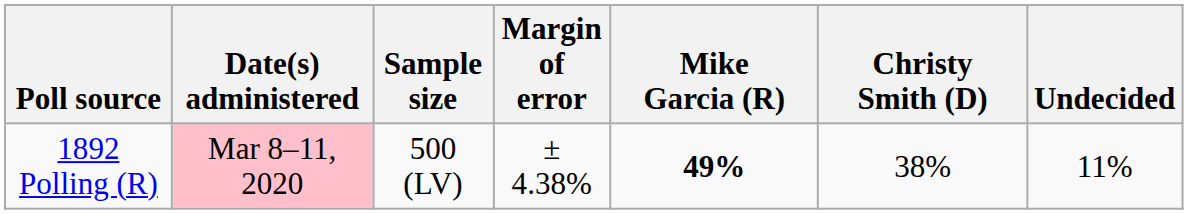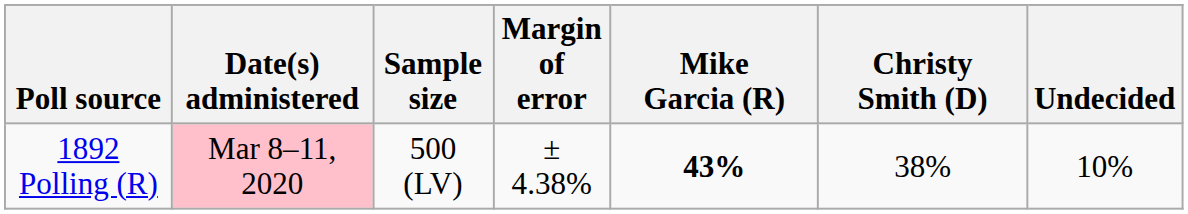(714, 165) 49% -> (714, 165) 43%
(1105, 165) 11% -> (1105, 165) 10%
